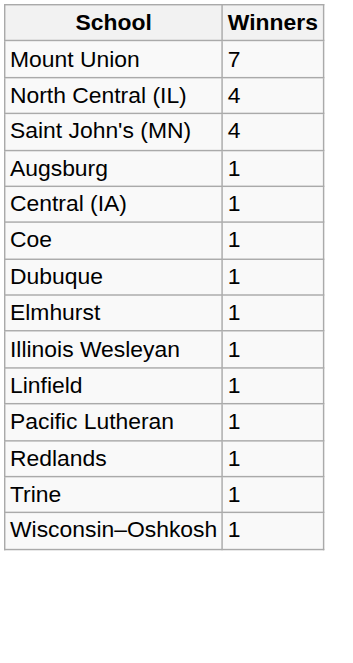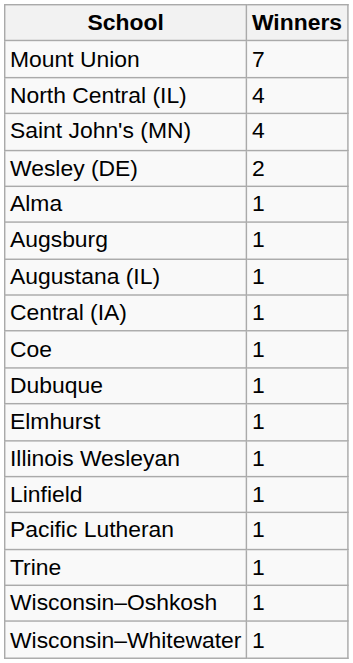+ row: (74, 167)
+ row: (36, 204)
+ row: (85, 276)
- row: (58, 458)
+ row: (126, 639)
